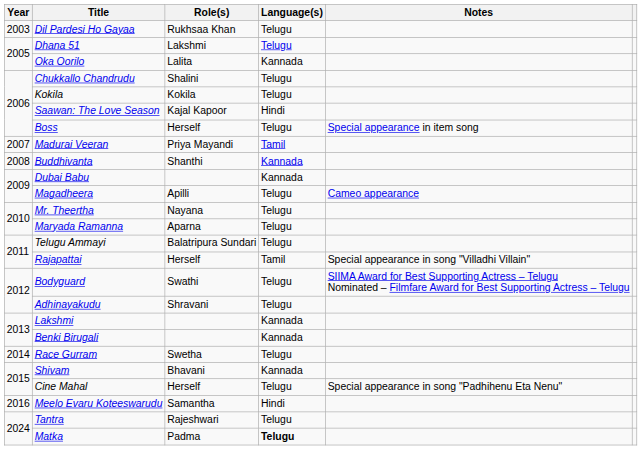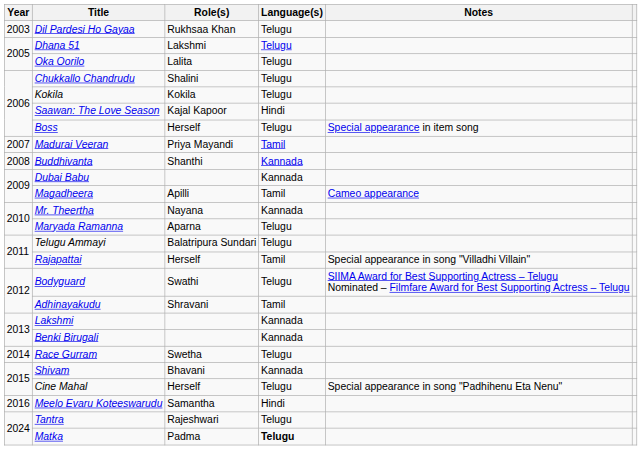(282, 62) Kannada -> (276, 62) Telugu
(276, 194) Telugu -> (273, 194) Tamil
(276, 210) Telugu -> (282, 210) Kannada
(276, 304) Telugu -> (273, 304) Tamil
